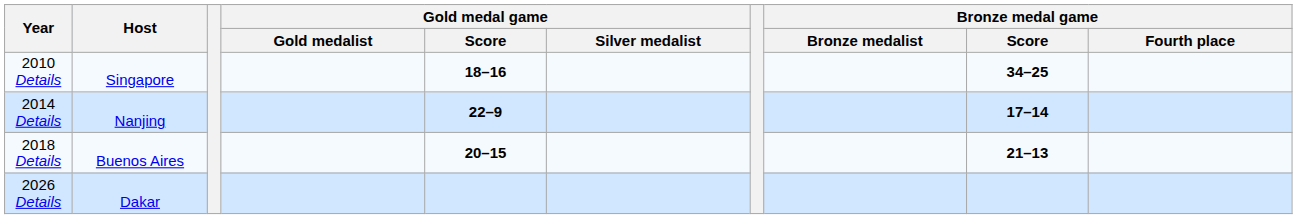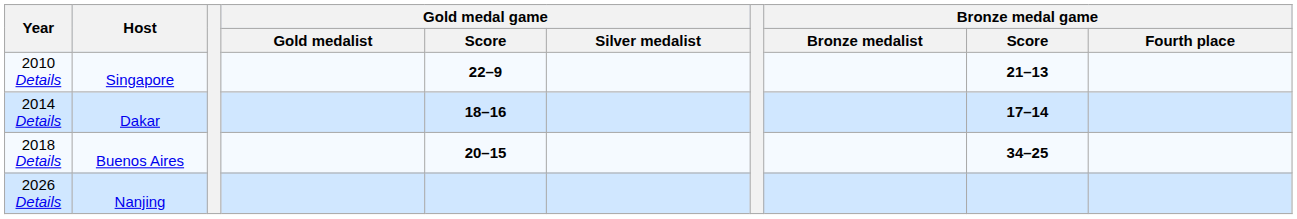(485, 72) 18–16 -> (485, 72) 22–9
(1027, 72) 34–25 -> (1027, 72) 21–13
(140, 121) Nanjing -> (140, 121) Dakar
(485, 113) 22–9 -> (485, 113) 18–16
(1027, 153) 21–13 -> (1027, 153) 34–25
(140, 202) Dakar -> (140, 202) Nanjing
